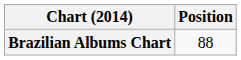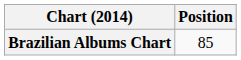(206, 42) 88 -> (206, 42) 85
